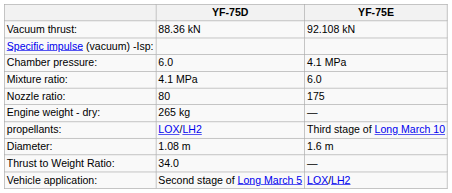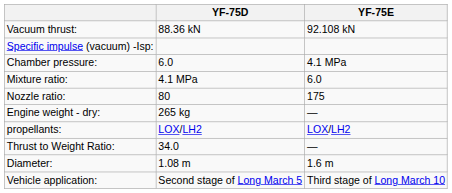(376, 130) Third stage of Long March 10 -> (329, 130) LOX/LH2
rows swapped: (30, 146) <-> (61, 163)
(329, 180) LOX/LH2 -> (376, 180) Third stage of Long March 10
